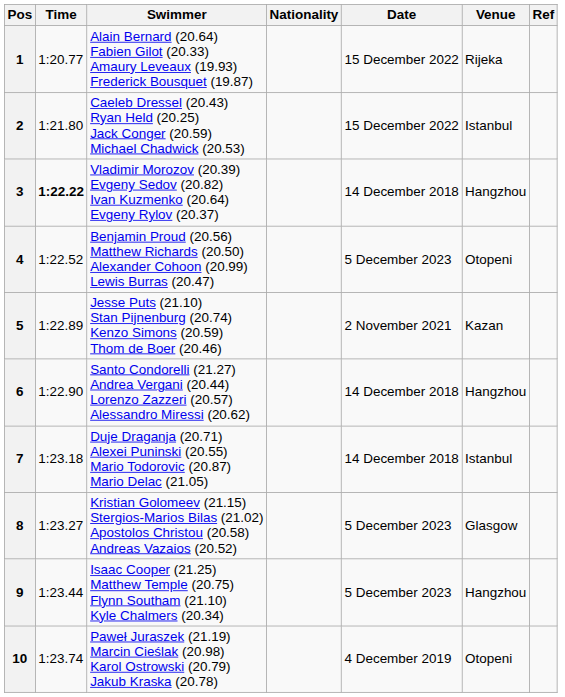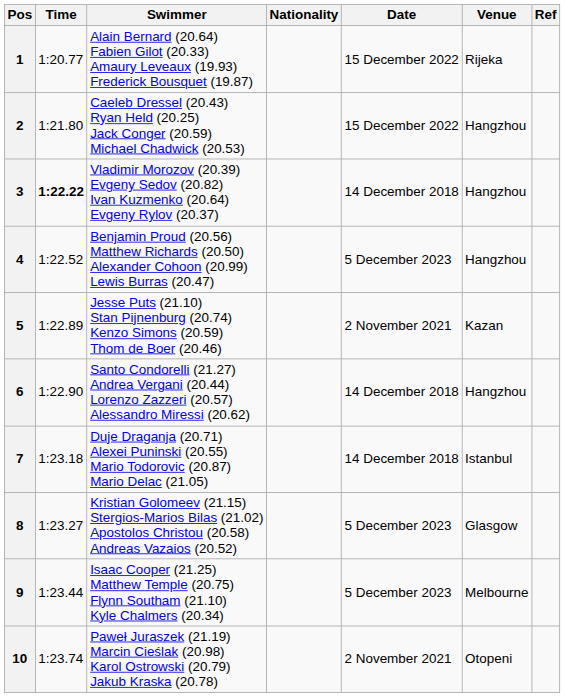(489, 125) Istanbul -> (496, 125) Hangzhou
(489, 259) Otopeni -> (496, 259) Hangzhou
(496, 592) Hangzhou -> (497, 592) Melbourne
(398, 659) 4 December 2019 -> (398, 659) 2 November 2021
